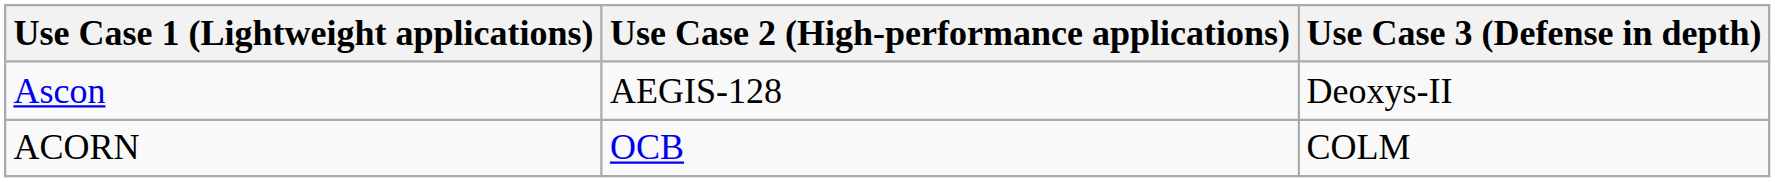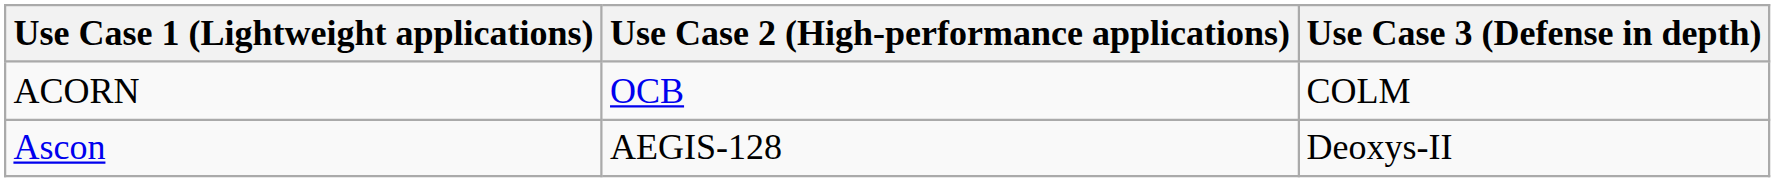rows swapped: (59, 90) <-> (76, 147)
